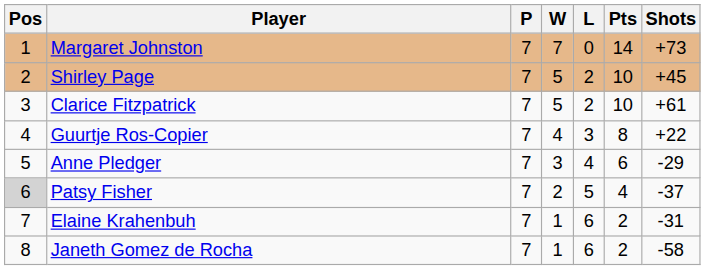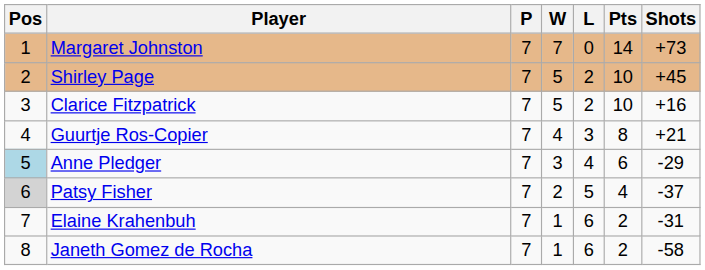(671, 105) +61 -> (671, 105) +16
(671, 134) +22 -> (671, 134) +21
(25, 163) no background -> (25, 163) lightblue background
